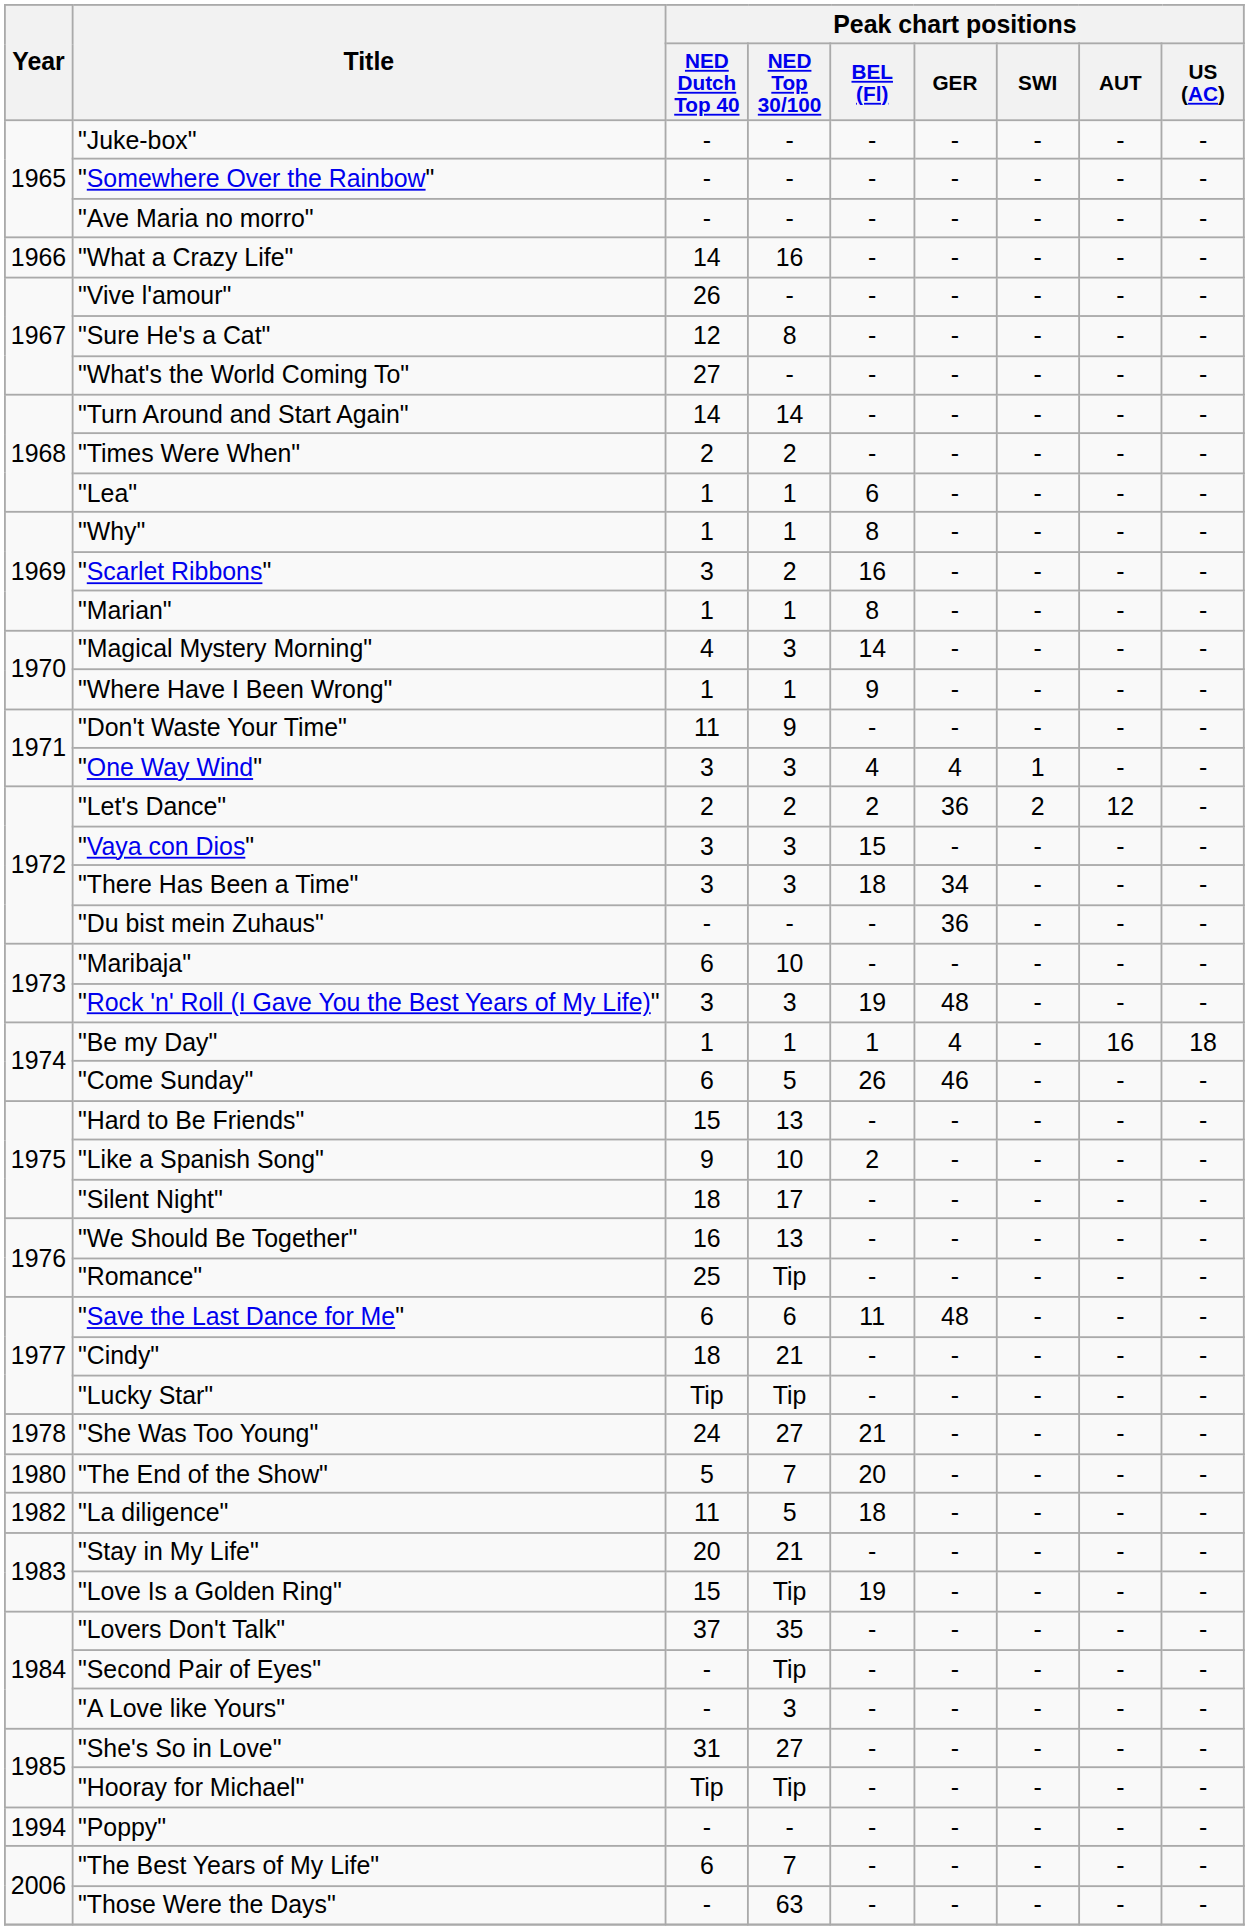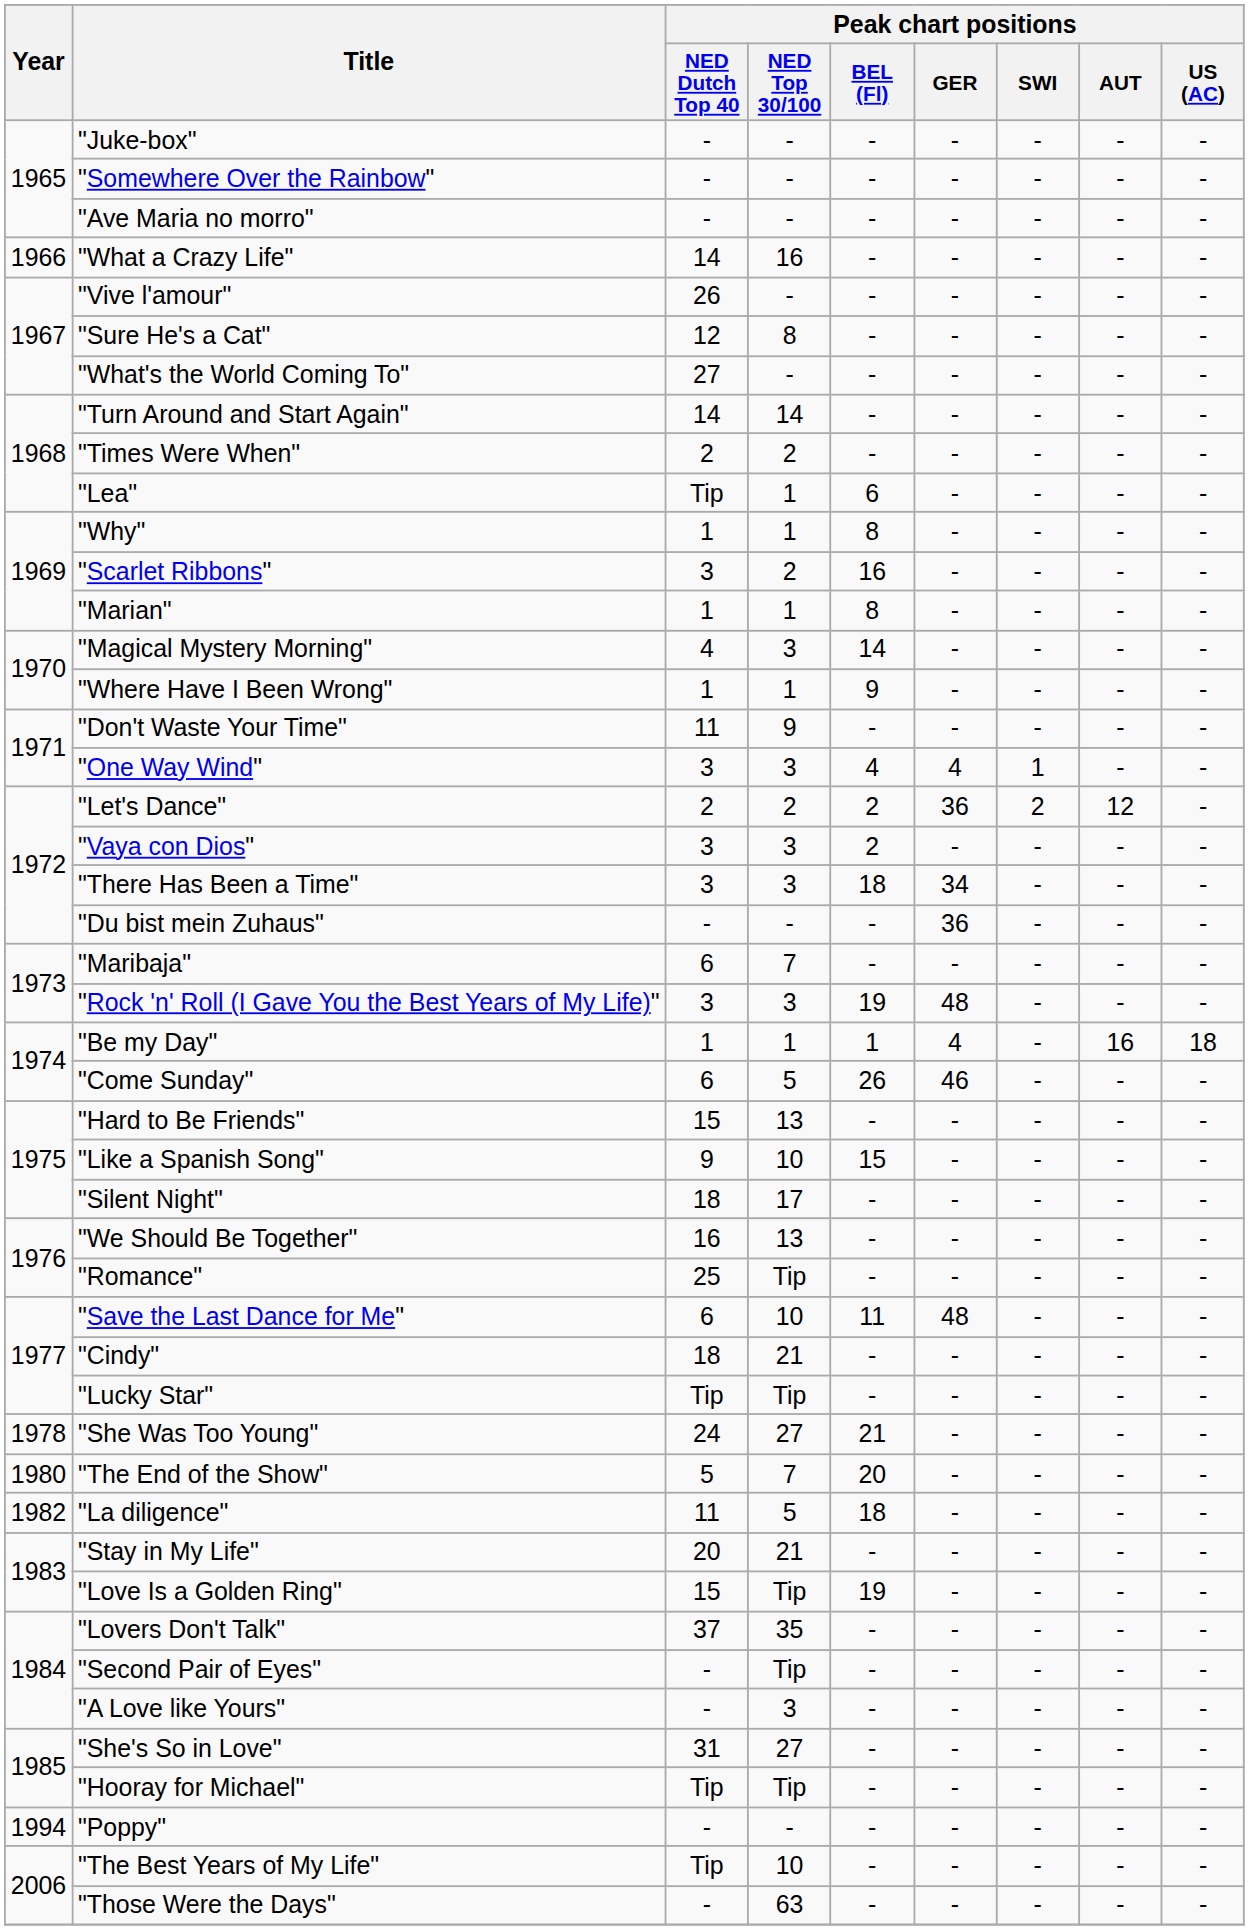(707, 493) 1 -> (707, 493) Tip
(872, 846) 15 -> (872, 846) 2
(790, 964) 10 -> (790, 964) 7
(872, 1160) 2 -> (872, 1160) 15
(790, 1317) 6 -> (790, 1317) 10
(707, 1866) 6 -> (707, 1866) Tip
(790, 1866) 7 -> (790, 1866) 10
